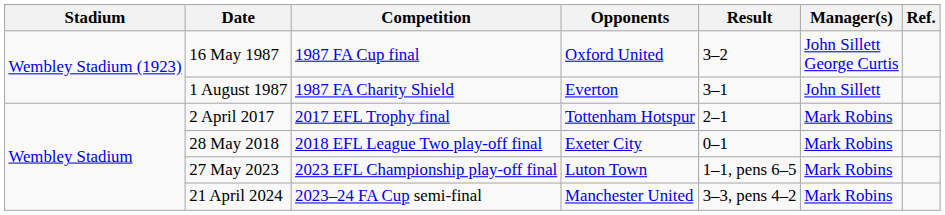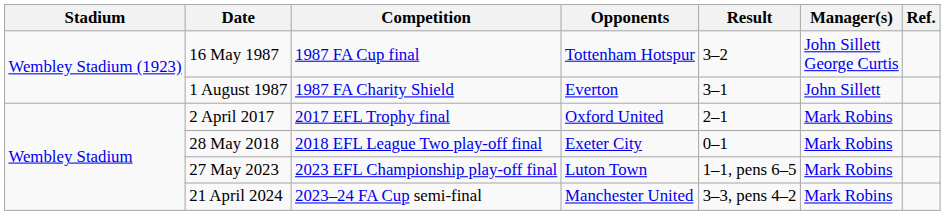(614, 53) Oxford United -> (630, 53) Tottenham Hotspur
(630, 116) Tottenham Hotspur -> (614, 116) Oxford United
